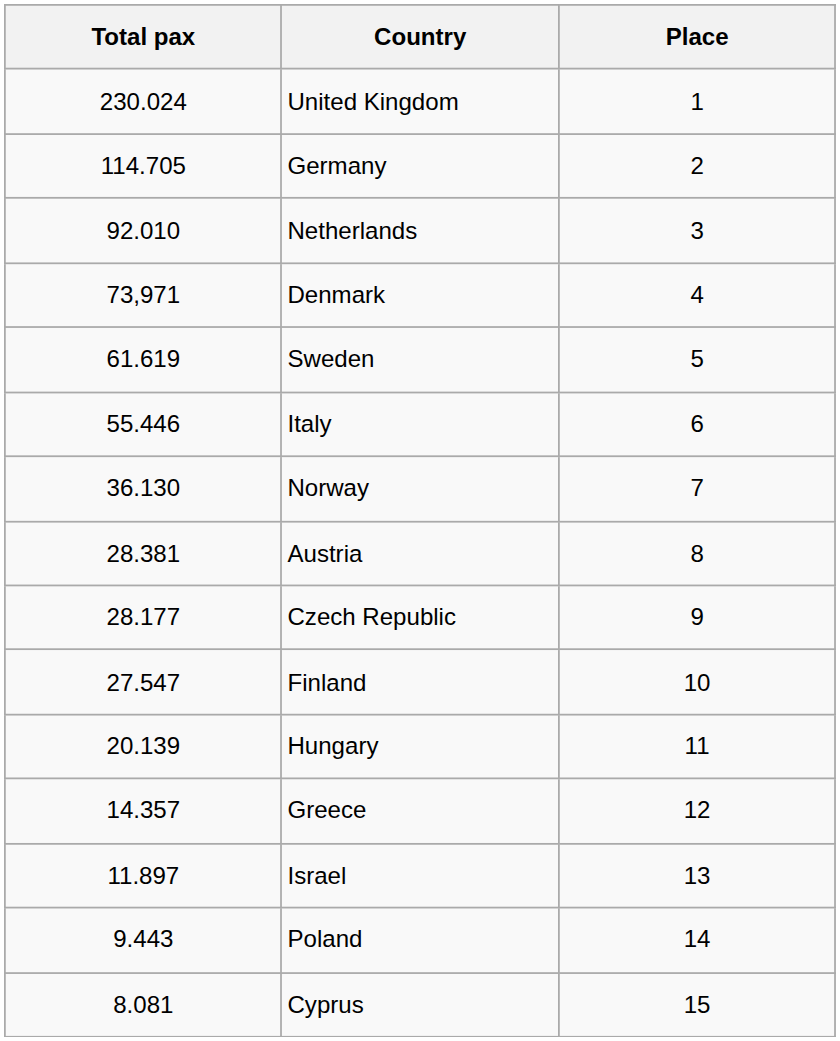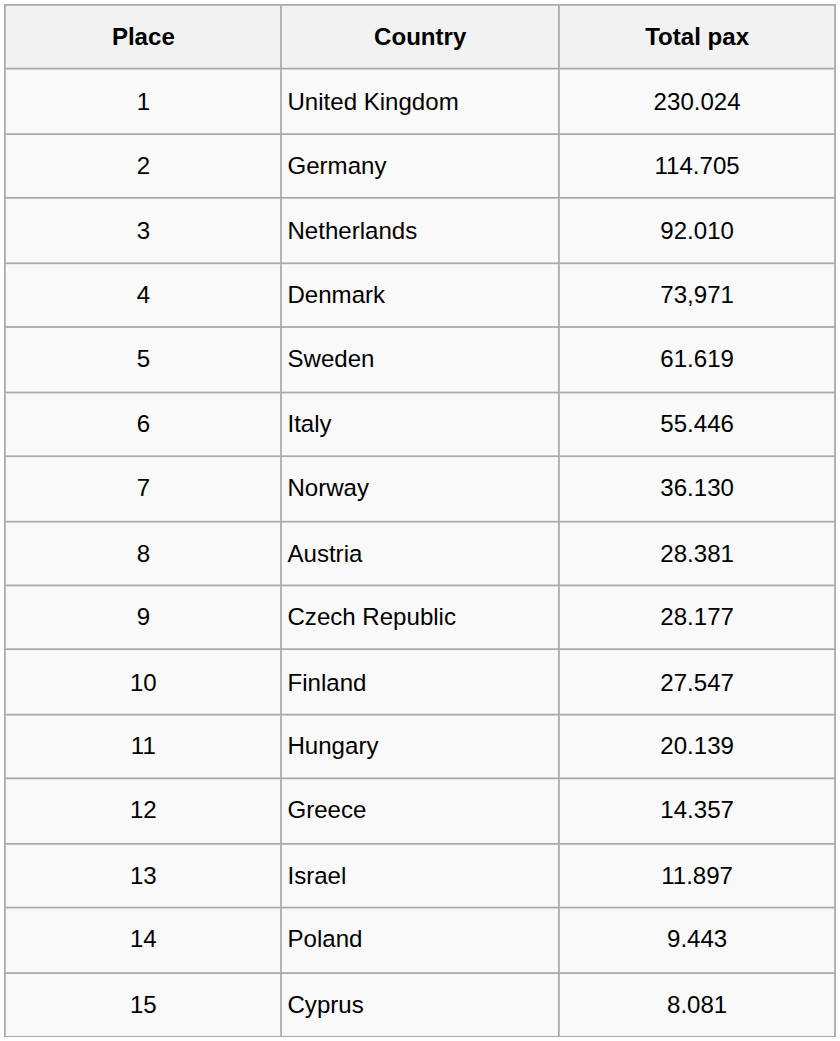columns swapped: (697, 37) <-> (143, 37)
